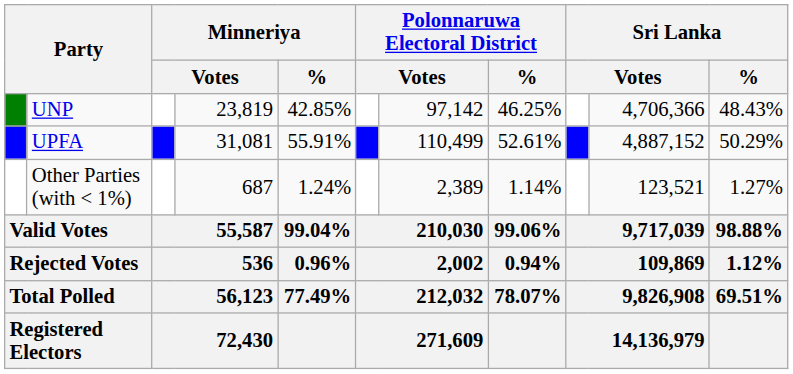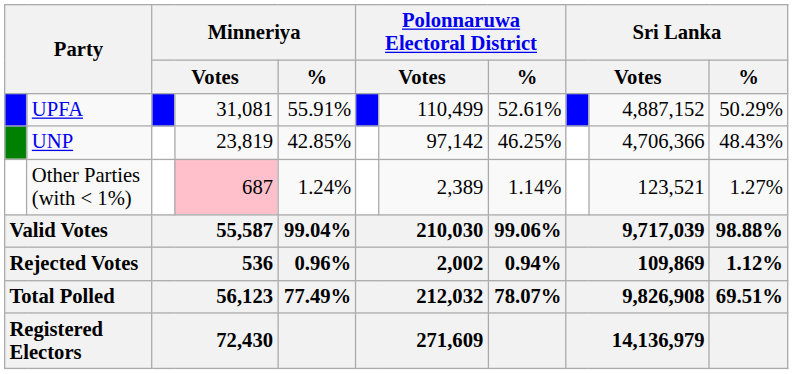rows swapped: (57, 142) <-> (52, 109)
(258, 186) no background -> (258, 186) pink background
